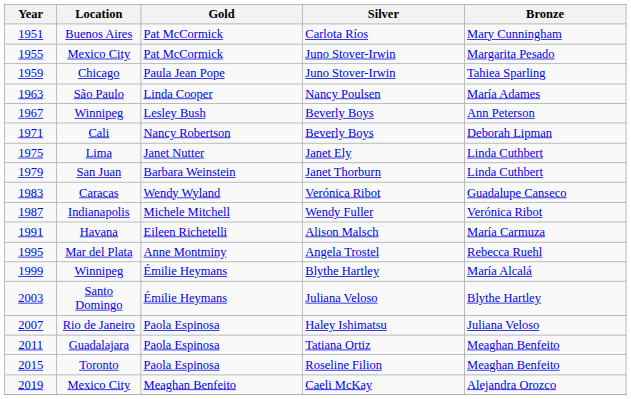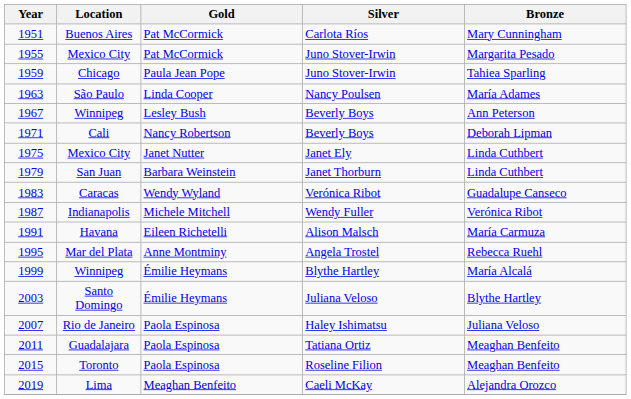(99, 152) Lima -> (99, 152) Mexico City
(99, 384) Mexico City -> (99, 384) Lima
